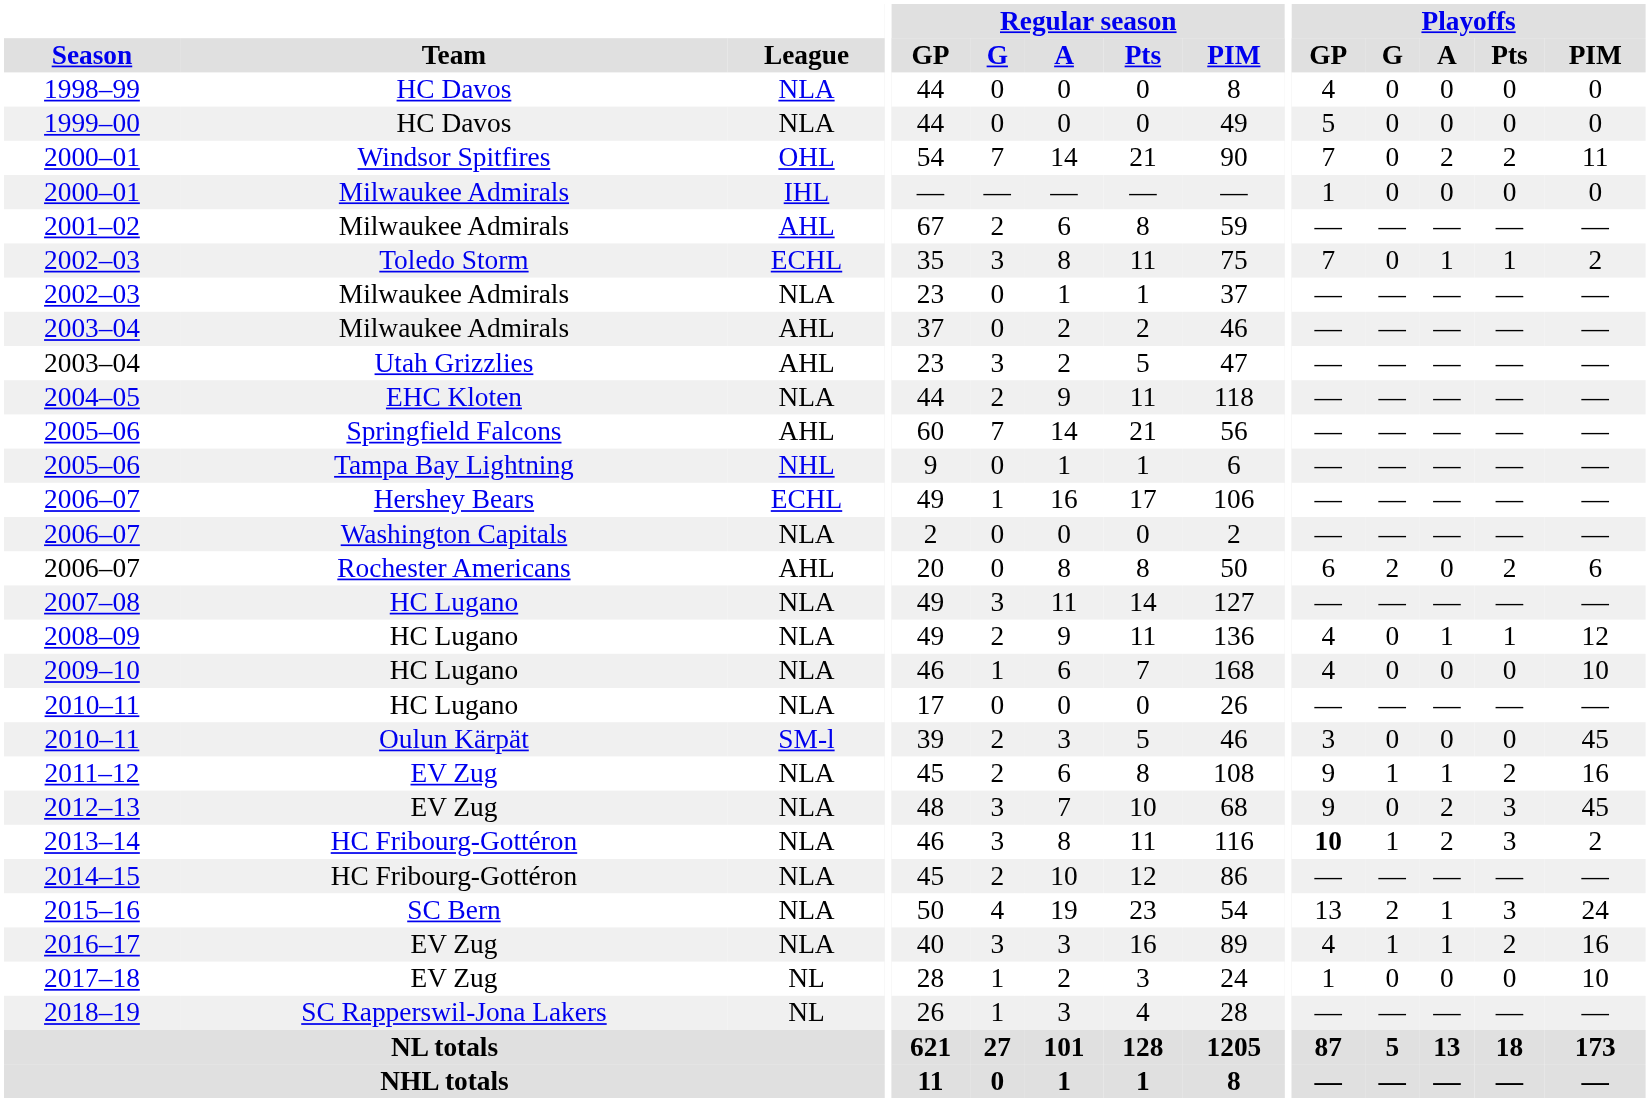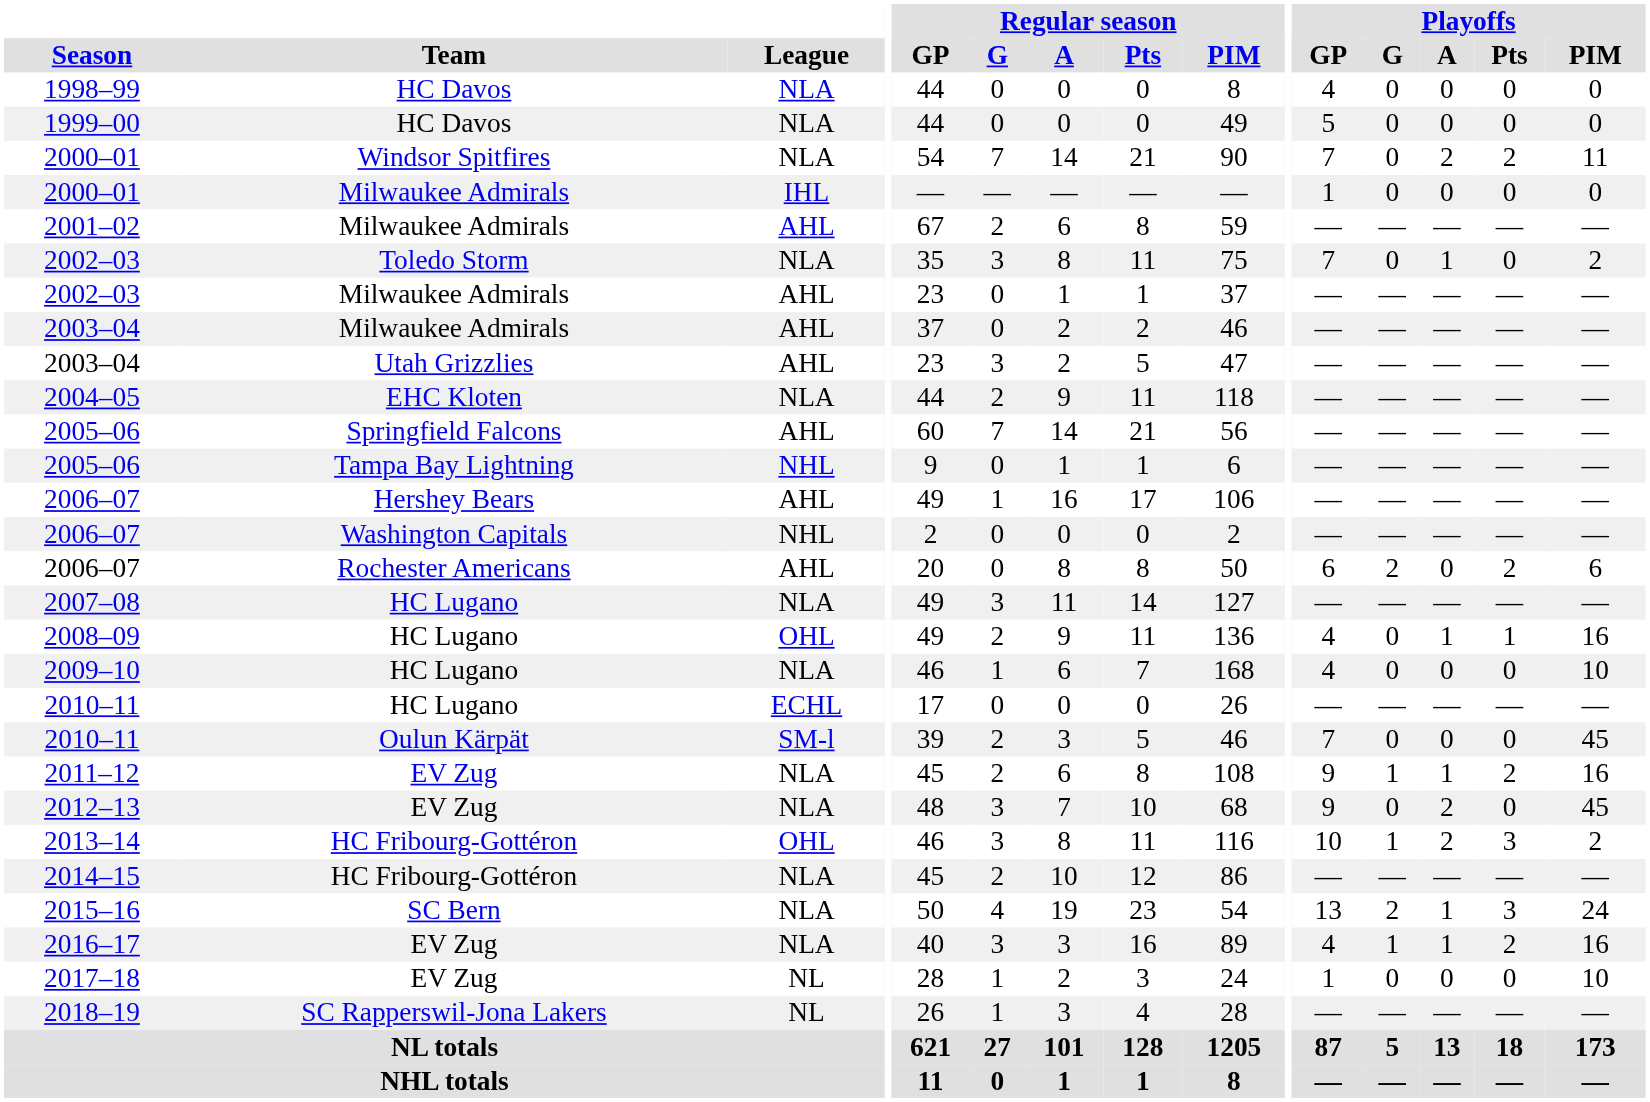(807, 157) OHL -> (807, 157) NLA
(806, 260) ECHL -> (807, 260) NLA
(1510, 260) 1 -> (1510, 260) 0
(807, 294) NLA -> (807, 294) AHL
(806, 499) ECHL -> (807, 499) AHL
(807, 533) NLA -> (807, 533) NHL
(807, 636) NLA -> (807, 636) OHL
(1595, 636) 12 -> (1595, 636) 16
(807, 704) NLA -> (806, 704) ECHL
(1328, 738) 3 -> (1328, 738) 7
(1510, 807) 3 -> (1510, 807) 0
(807, 841) NLA -> (807, 841) OHL
(1328, 841) bold -> (1328, 841) normal
